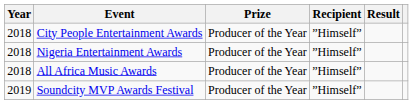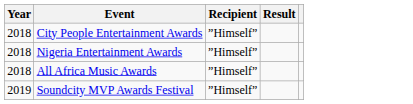- column: (257, 14)
